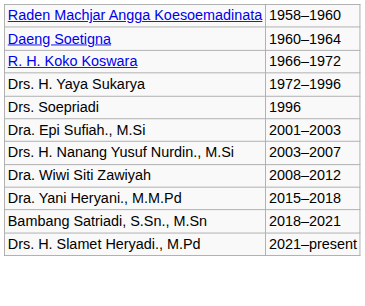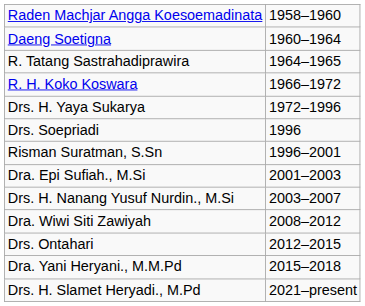+ row: (98, 61)
+ row: (85, 152)
+ row: (51, 244)
- row: (107, 221)
